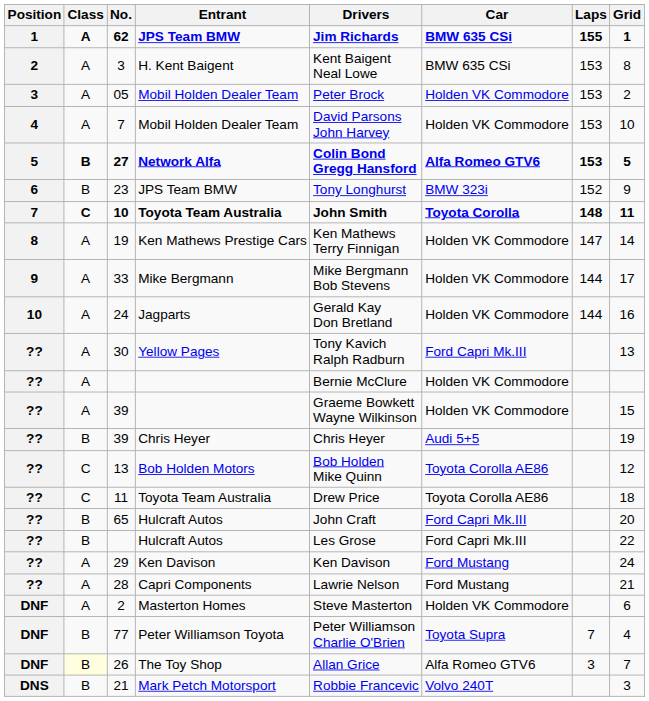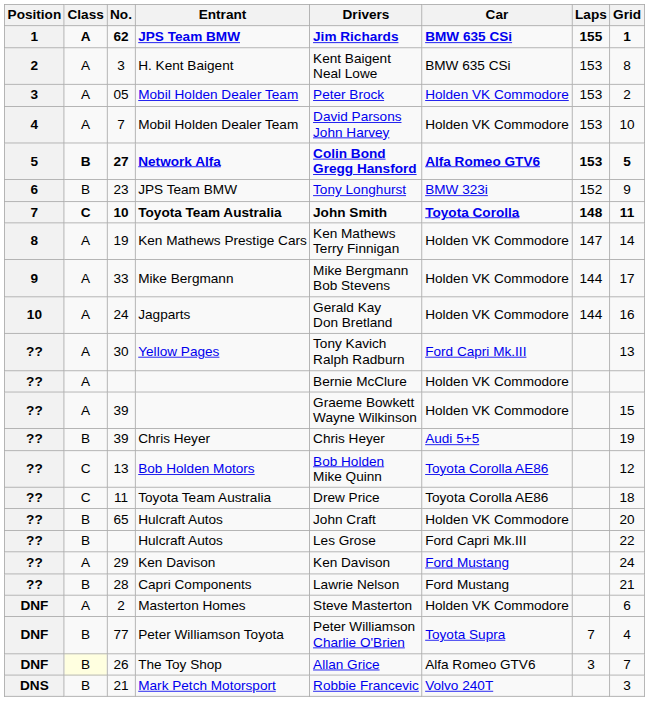(476, 519) Ford Capri Mk.III -> (497, 519) Holden VK Commodore
(86, 584) A -> (86, 584) B
